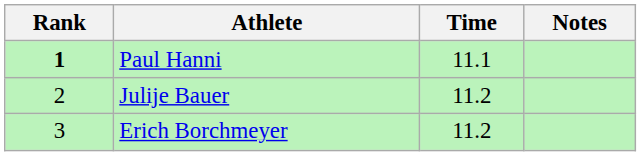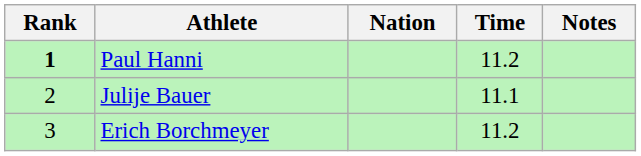+ column: (403, 22)
(472, 58) 11.1 -> (500, 58) 11.2
(472, 95) 11.2 -> (500, 95) 11.1
